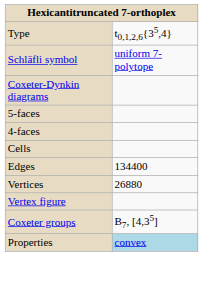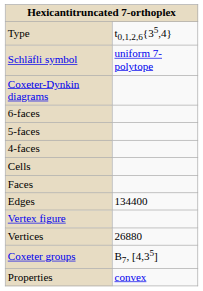+ row: (24, 114)
+ row: (20, 184)
rows swapped: (26, 184) <-> (37, 201)
(130, 242) lightblue background -> (130, 277) no background
